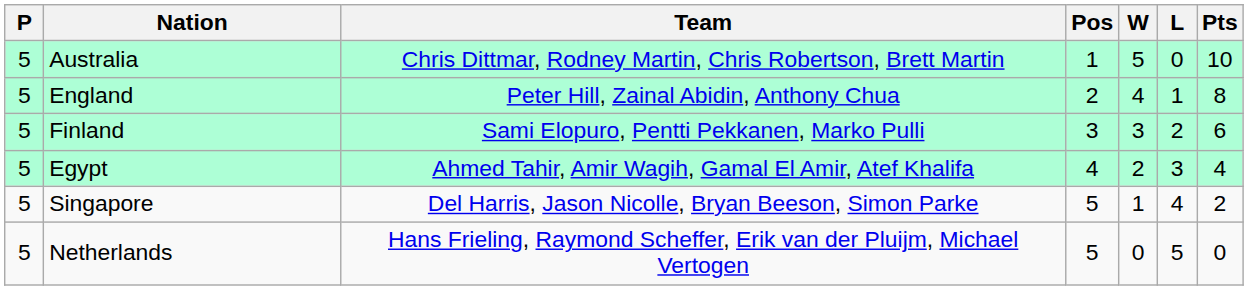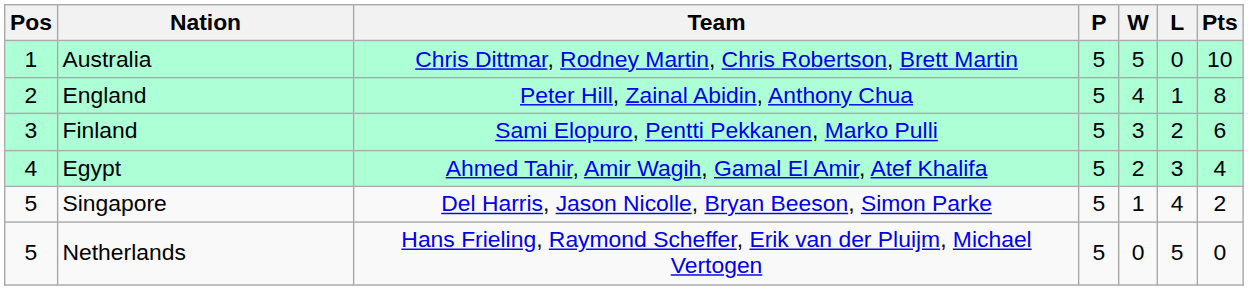columns swapped: (1092, 22) <-> (24, 22)
